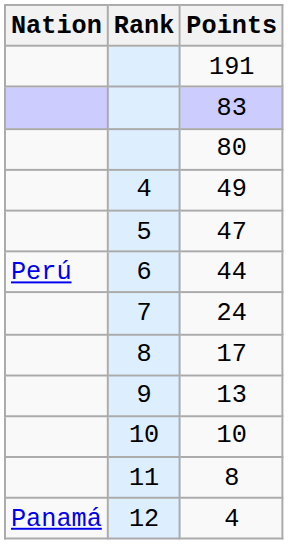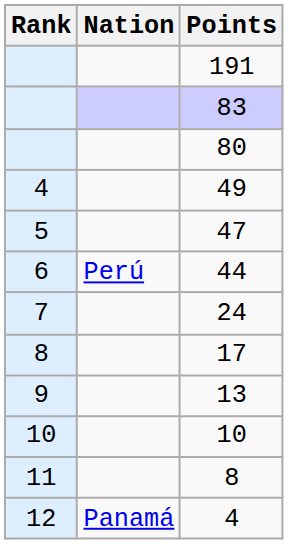columns swapped: (144, 26) <-> (56, 26)
